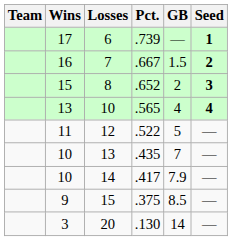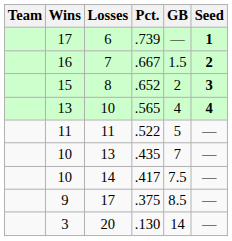(108, 131) 12 -> (108, 131) 11
(177, 177) 7.9 -> (177, 177) 7.5
(108, 200) 15 -> (108, 200) 17
